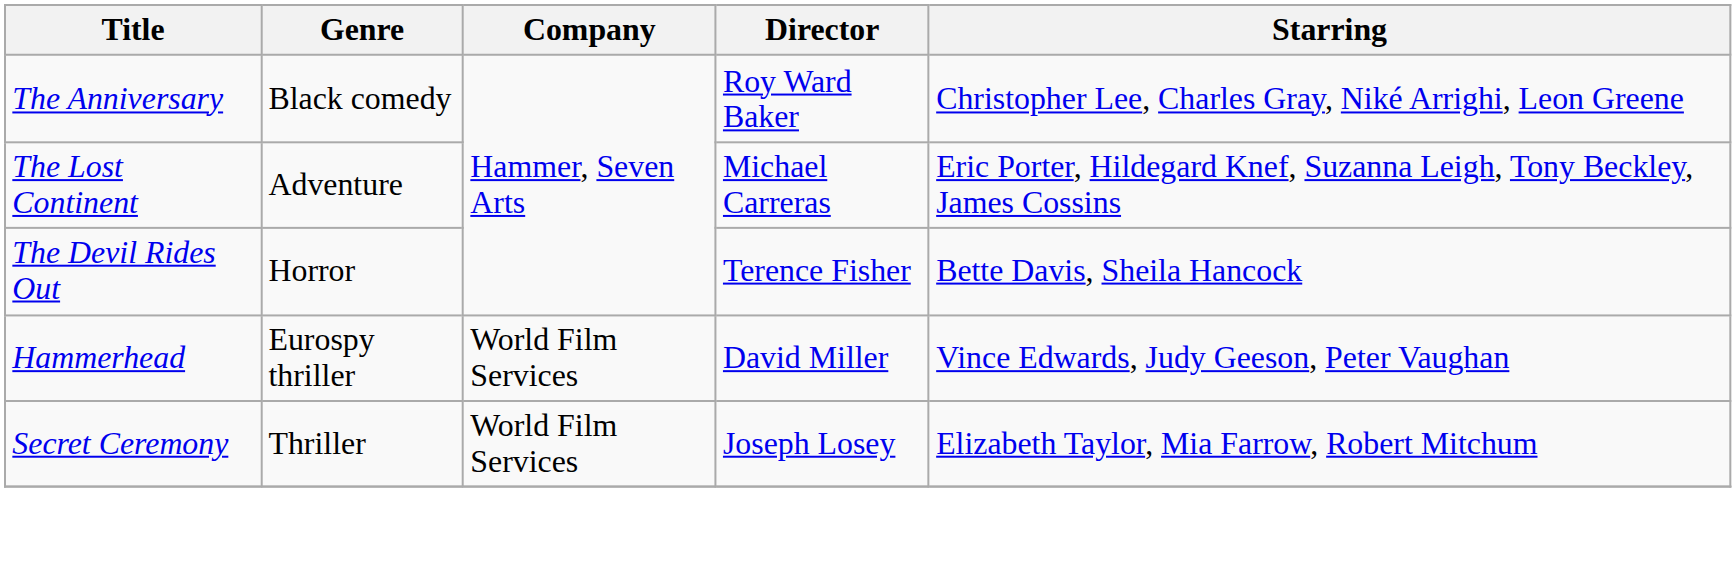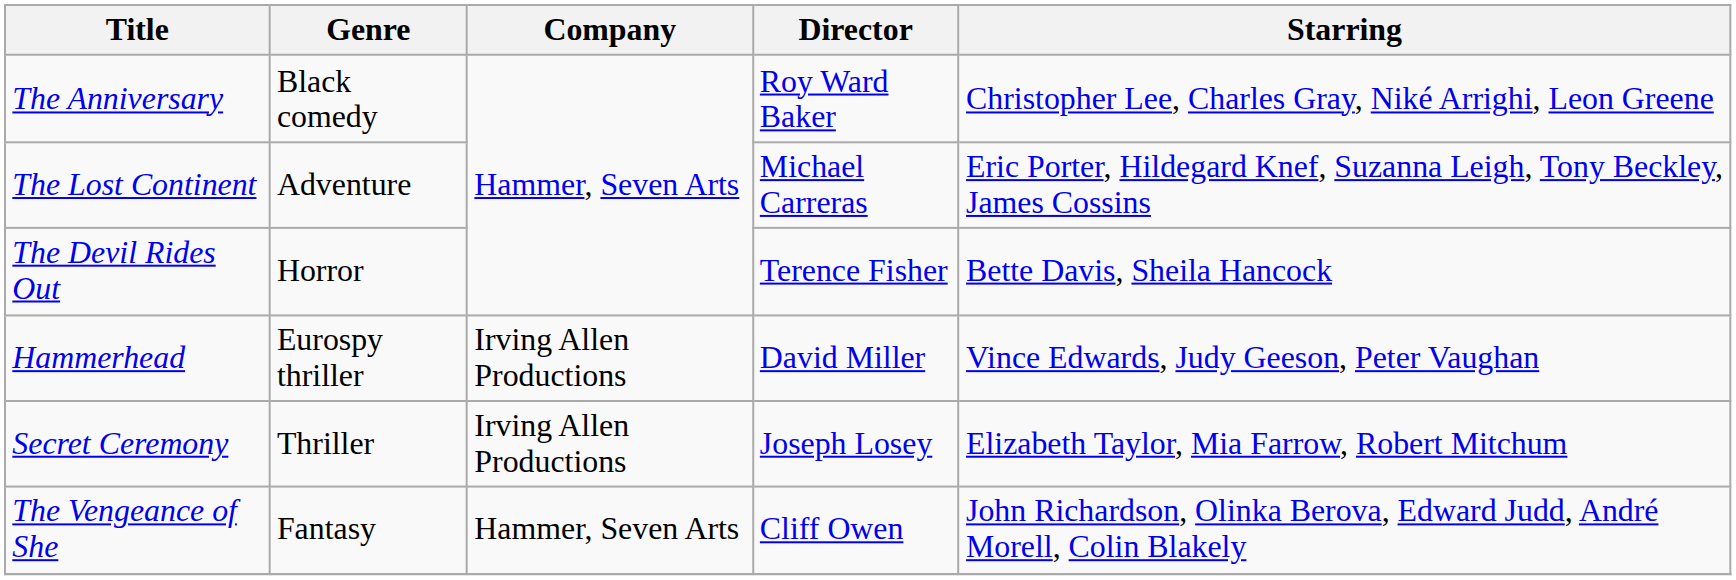(544, 357) World Film Services -> (552, 357) Irving Allen Productions
(544, 443) World Film Services -> (552, 443) Irving Allen Productions
+ row: (125, 529)
